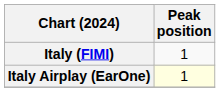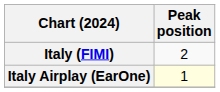(184, 53) 1 -> (184, 53) 2
